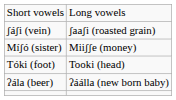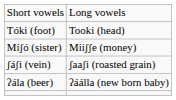rows swapped: (31, 64) <-> (29, 30)
